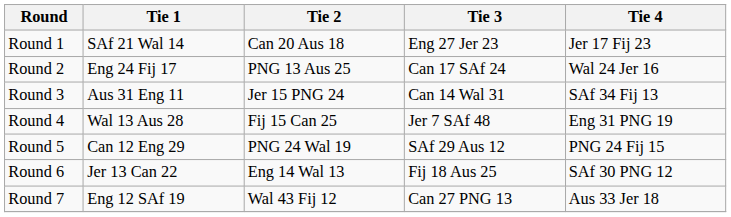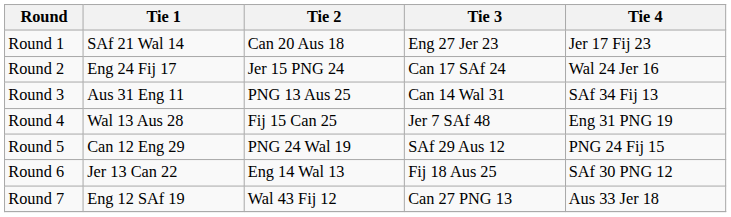(299, 69) PNG 13 Aus 25 -> (296, 69) Jer 15 PNG 24
(296, 95) Jer 15 PNG 24 -> (299, 95) PNG 13 Aus 25
